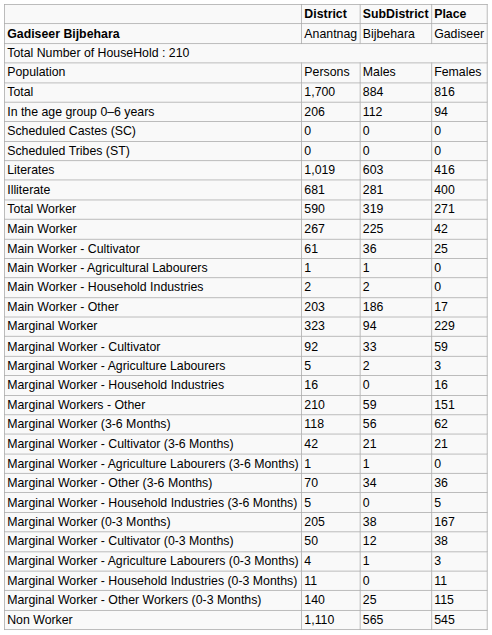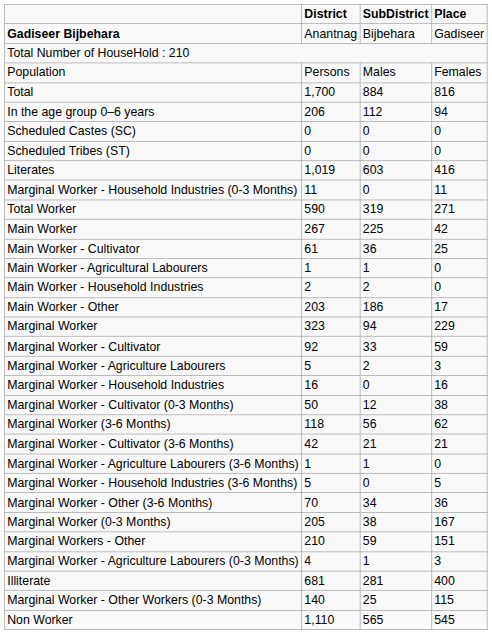rows swapped: (29, 190) <-> (152, 580)
rows swapped: (76, 405) <-> (120, 541)
rows swapped: (152, 502) <-> (110, 483)
